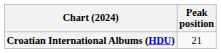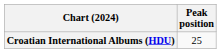(197, 40) 21 -> (197, 40) 25
